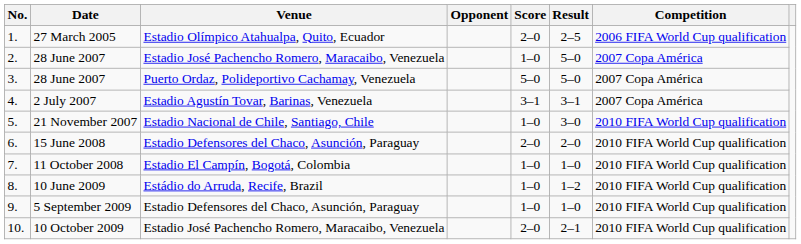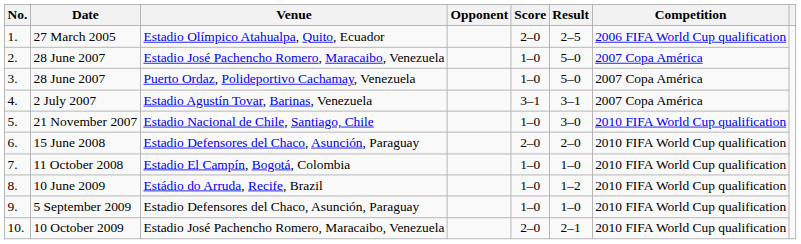(530, 79) 5–0 -> (530, 79) 1–0
